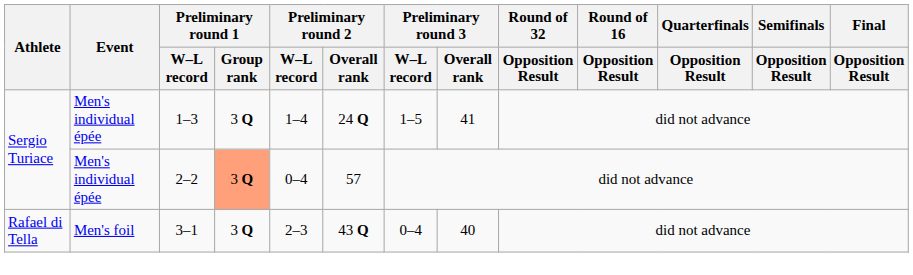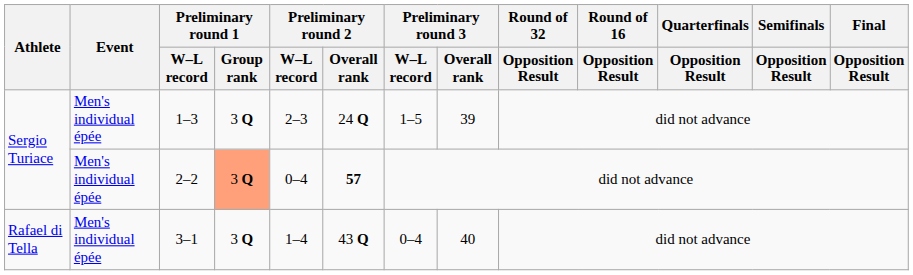(296, 119) 1–4 -> (296, 119) 2–3
(468, 119) 41 -> (468, 119) 39
(353, 179) normal -> (353, 179) bold
(104, 230) Men's foil -> (104, 239) Men's individual épée
(296, 230) 2–3 -> (296, 239) 1–4
